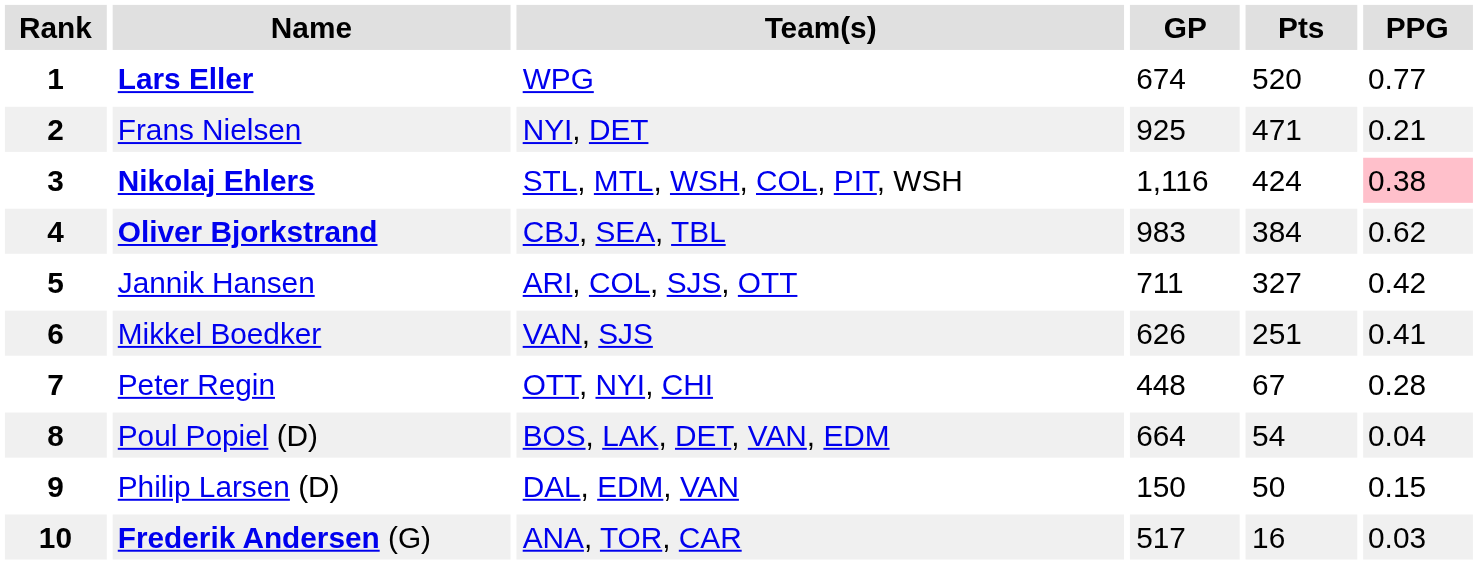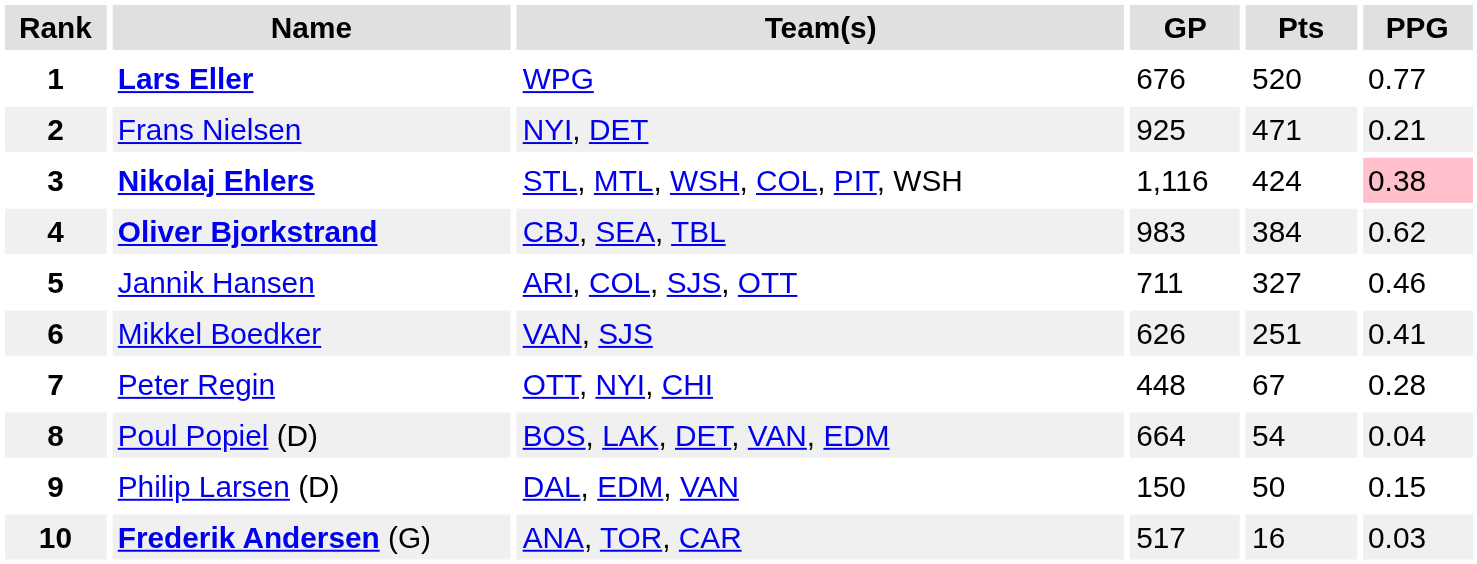(1161, 78) 674 -> (1161, 78) 676
(1397, 282) 0.42 -> (1397, 282) 0.46
